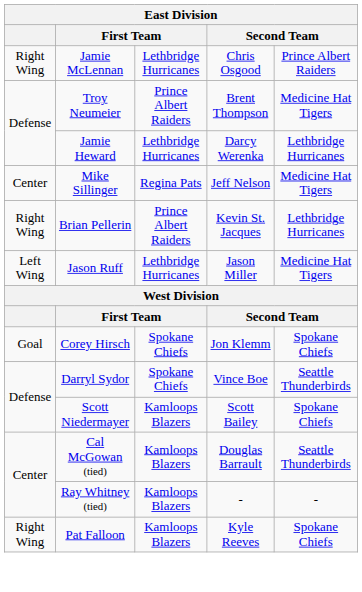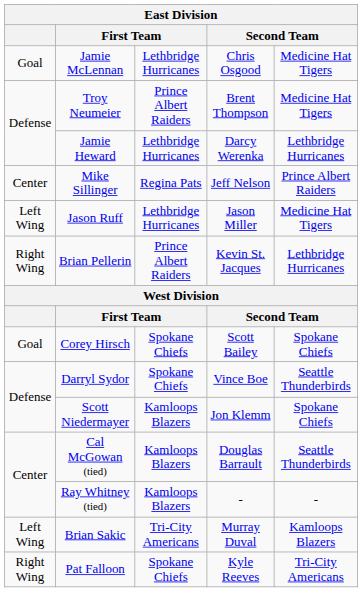(30, 63) Right Wing -> (30, 63) Goal
(316, 63) Prince Albert Raiders -> (316, 63) Medicine Hat Tigers
(316, 183) Medicine Hat Tigers -> (316, 183) Prince Albert Raiders
rows swapped: (95, 268) <-> (95, 225)
(241, 344) Jon Klemm -> (241, 344) Scott Bailey
(241, 414) Scott Bailey -> (241, 414) Jon Klemm
+ row: (95, 534)
(171, 534) Kamloops Blazers -> (171, 569) Spokane Chiefs
(316, 534) Spokane Chiefs -> (316, 569) Tri-City Americans
